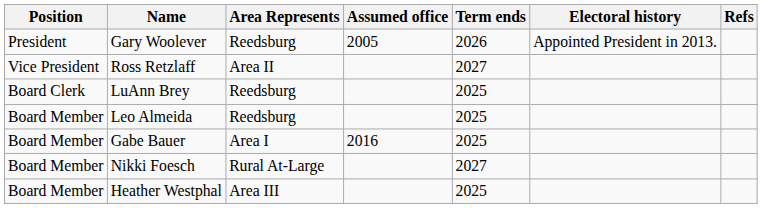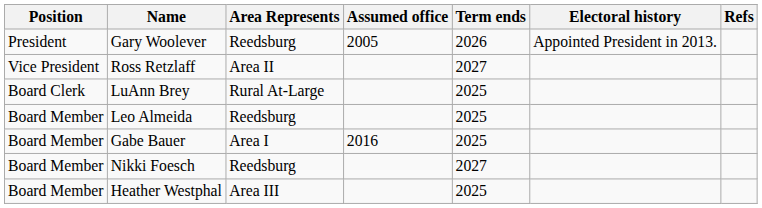(263, 91) Reedsburg -> (277, 91) Rural At-Large
(277, 166) Rural At-Large -> (263, 166) Reedsburg
